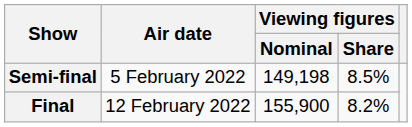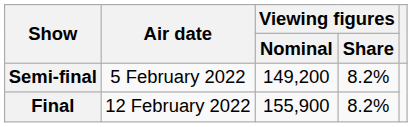(296, 77) 149,198 -> (296, 77) 149,200
(368, 77) 8.5% -> (368, 77) 8.2%
